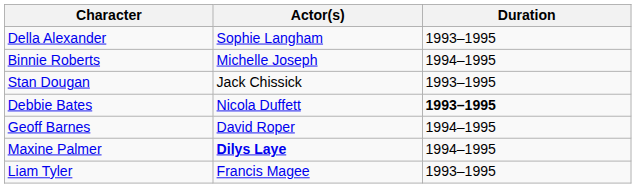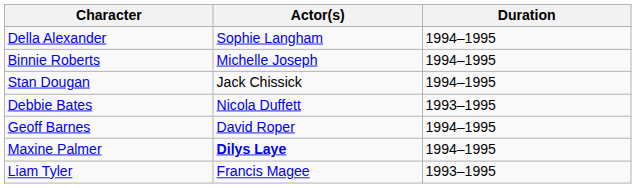(461, 37) 1993–1995 -> (461, 37) 1994–1995
(461, 82) 1993–1995 -> (461, 82) 1994–1995
(461, 104) bold -> (461, 104) normal
